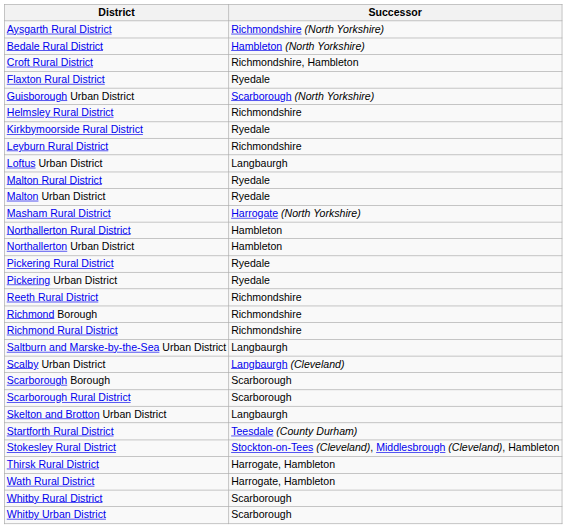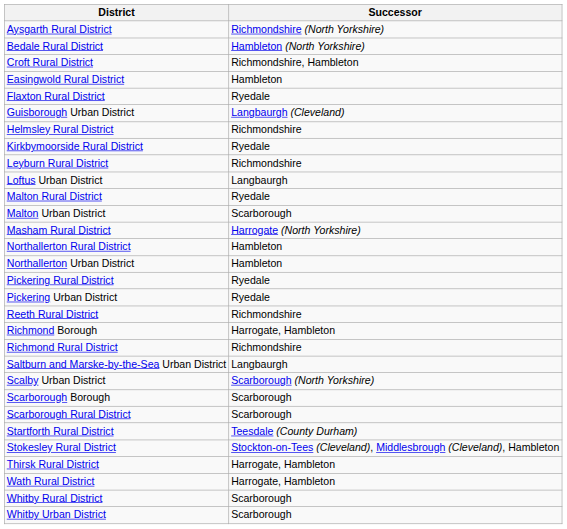+ row: (65, 79)
(303, 96) Scarborough (North Yorkshire) -> (288, 113) Langbaurgh (Cleveland)
(251, 197) Ryedale -> (261, 213) Scarborough
(266, 314) Richmondshire -> (283, 331) Harrogate, Hambleton
(288, 364) Langbaurgh (Cleveland) -> (303, 381) Scarborough (North Yorkshire)
- row: (87, 414)
